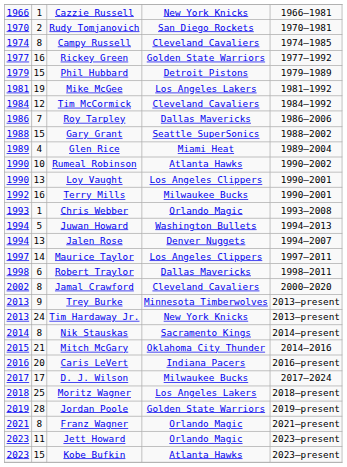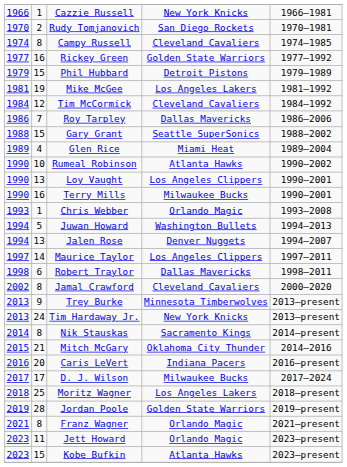(18, 195) 1992 -> (18, 195) 1990
